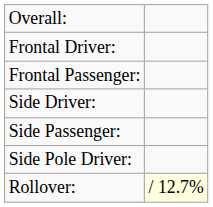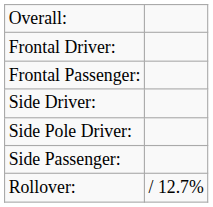rows swapped: (65, 131) <-> (70, 159)
(176, 187) lightyellow background -> (176, 187) no background
